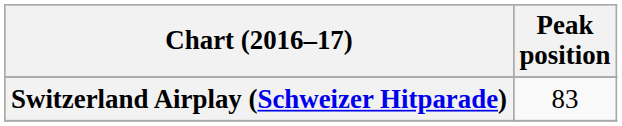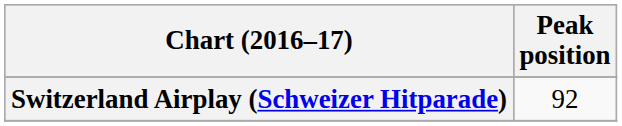(565, 98) 83 -> (565, 98) 92
